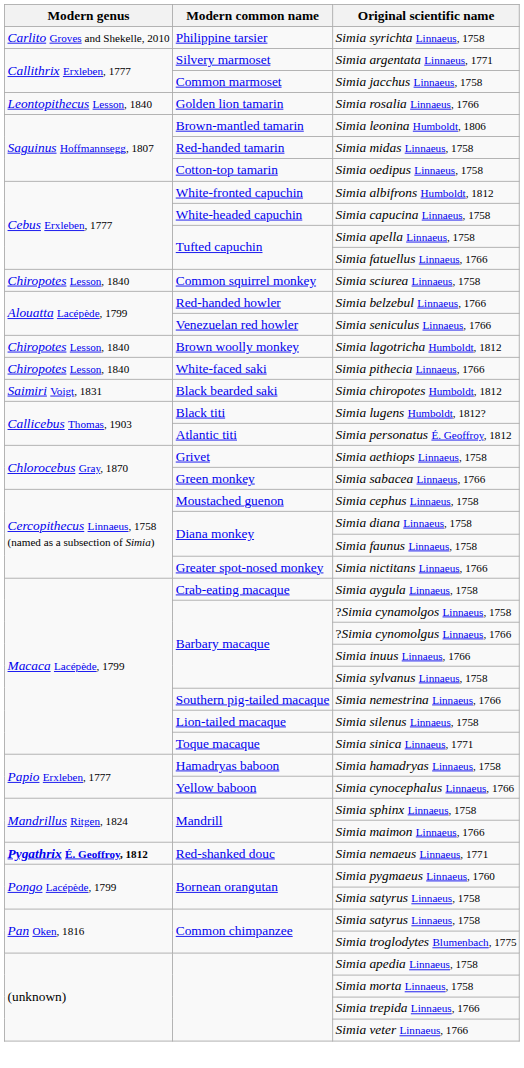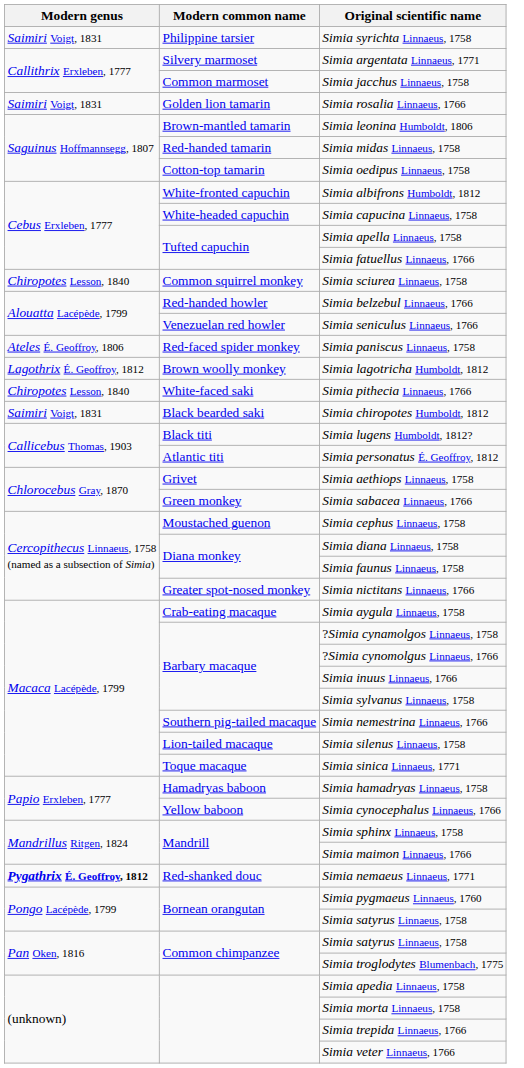(89, 37) Carlito Groves and Shekelle, 2010 -> (55, 37) Saimiri Voigt, 1831
(80, 103) Leontopithecus Lesson, 1840 -> (55, 103) Saimiri Voigt, 1831
+ row: (231, 346)
(68, 346) Chiropotes Lesson, 1840 -> (76, 368) Lagothrix É. Geoffroy, 1812
